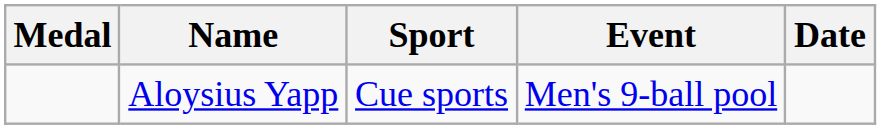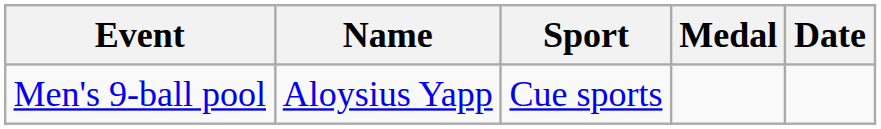columns swapped: (63, 34) <-> (651, 34)
